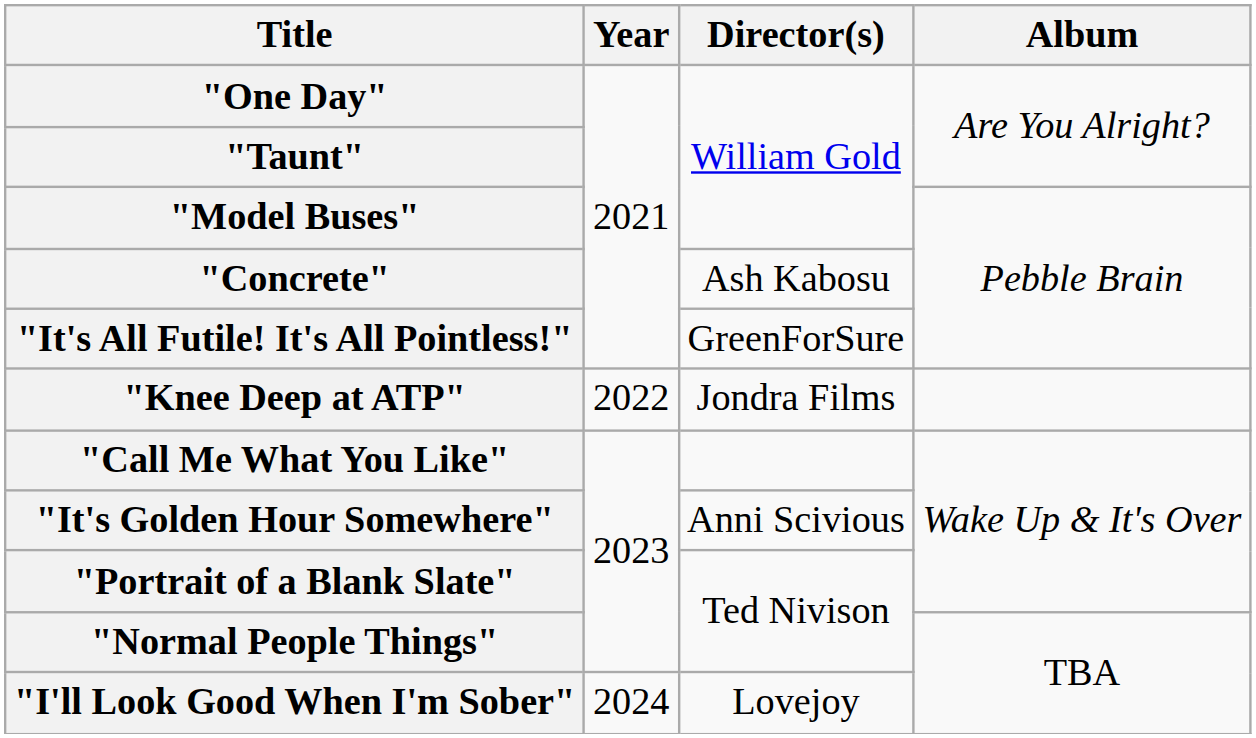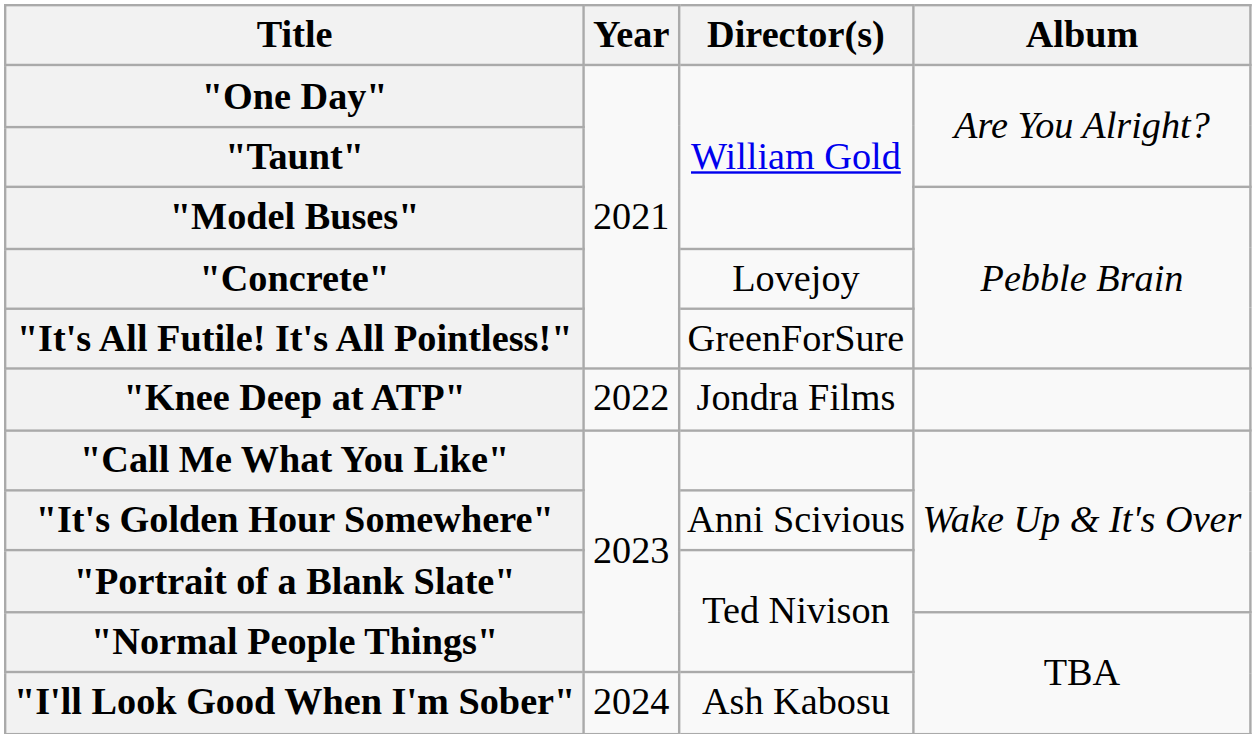(796, 277) Ash Kabosu -> (796, 277) Lovejoy
(796, 701) Lovejoy -> (796, 701) Ash Kabosu
